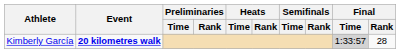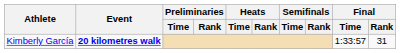(350, 42) lightgrey background -> (350, 42) no background
(382, 42) 28 -> (382, 42) 31
